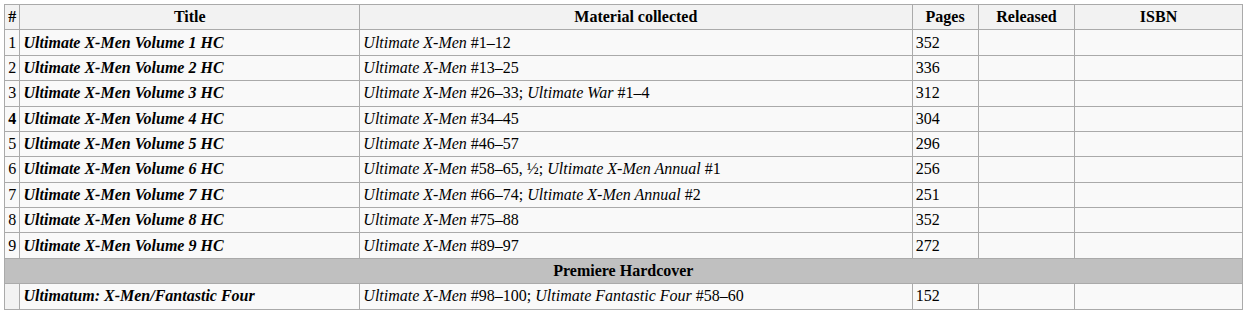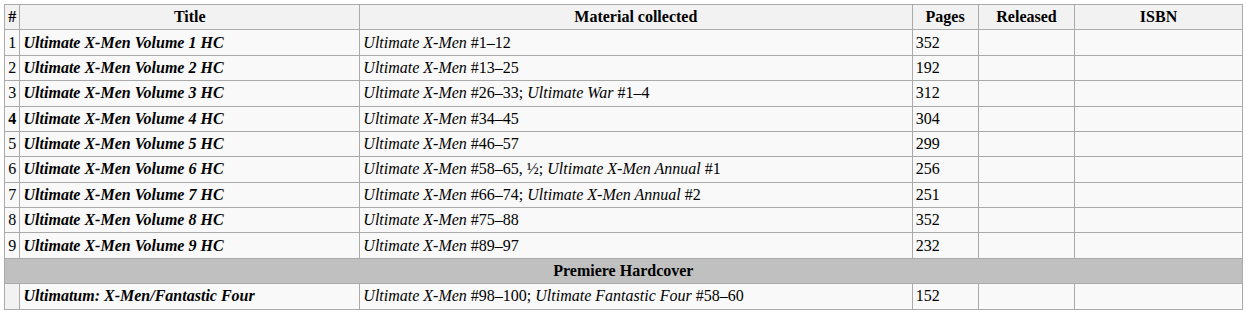(928, 67) 336 -> (928, 67) 192
(928, 144) 296 -> (928, 144) 299
(928, 245) 272 -> (928, 245) 232
